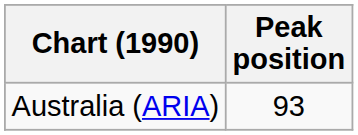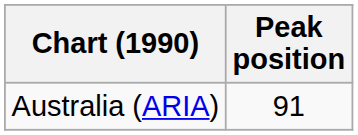(289, 105) 93 -> (289, 105) 91
